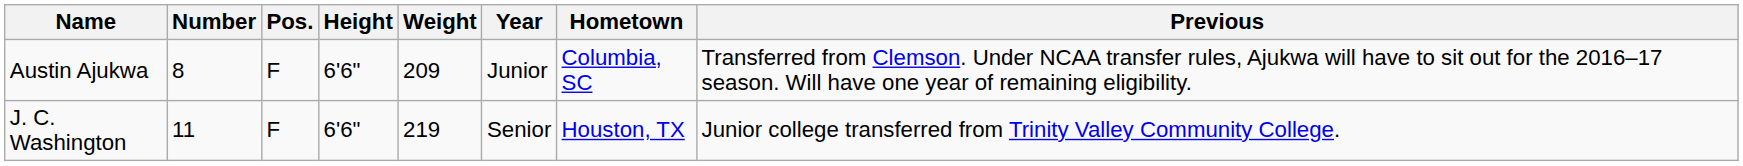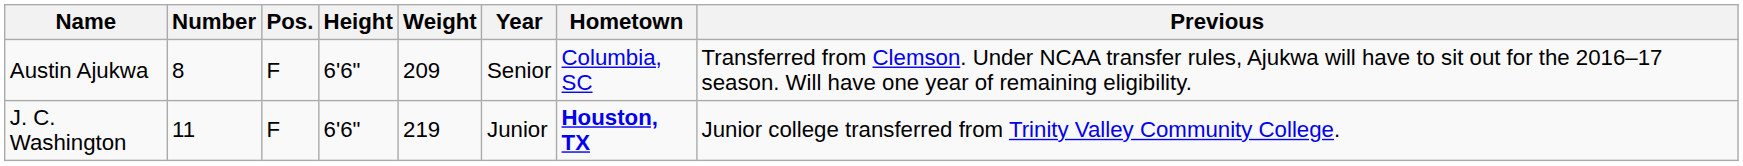(517, 69) Junior -> (519, 69) Senior
(519, 130) Senior -> (517, 130) Junior
(623, 130) normal -> (610, 130) bold
